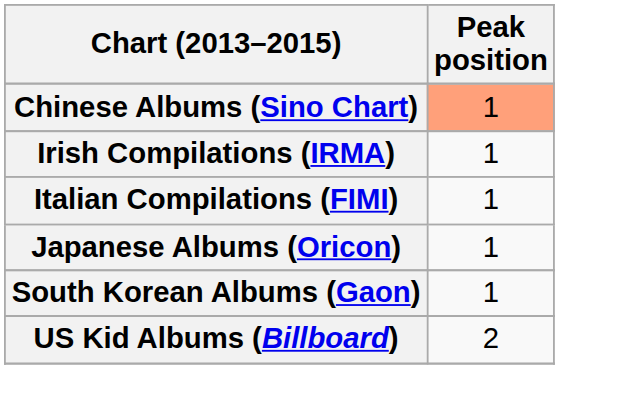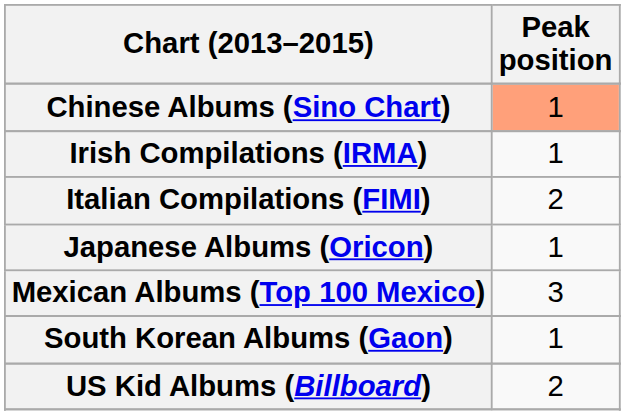(491, 199) 1 -> (556, 199) 2
+ row: (248, 292)
